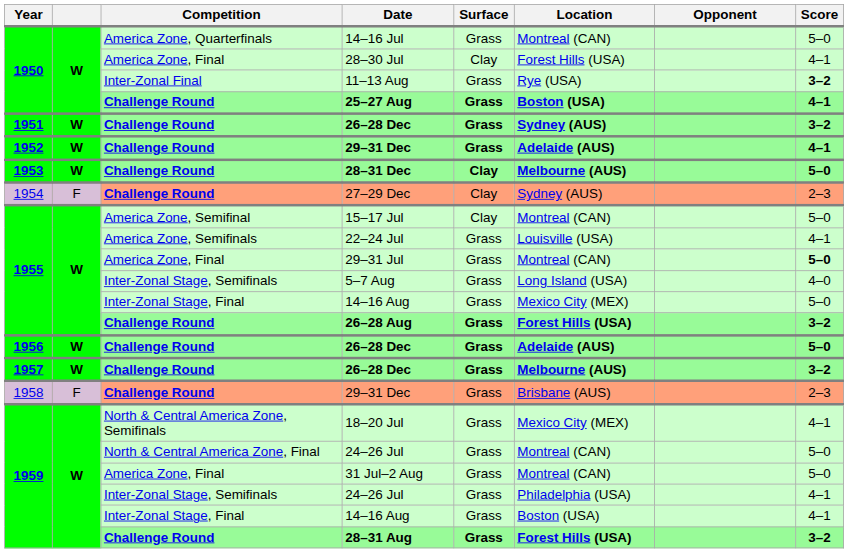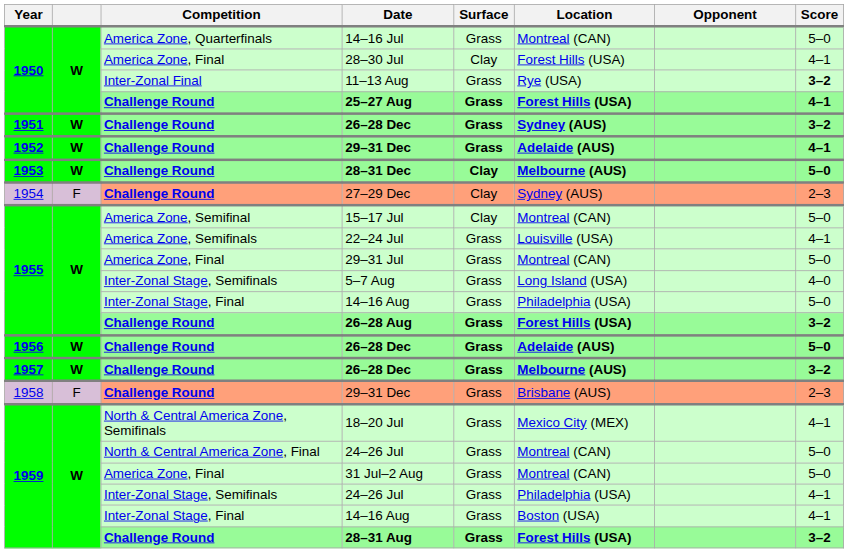(561, 102) Boston (USA) -> (574, 102) Forest Hills (USA)
(819, 259) bold -> (819, 259) normal
(573, 302) Mexico City (MEX) -> (574, 302) Philadelphia (USA)
